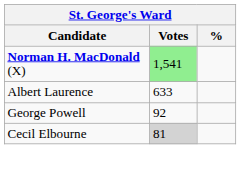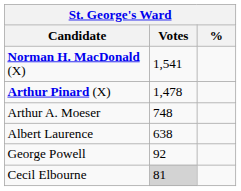(168, 63) lightgreen background -> (168, 63) no background
+ row: (59, 92)
+ row: (54, 112)
(163, 92) 633 -> (163, 133) 638
